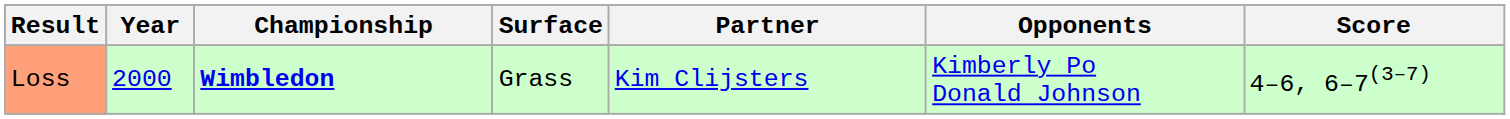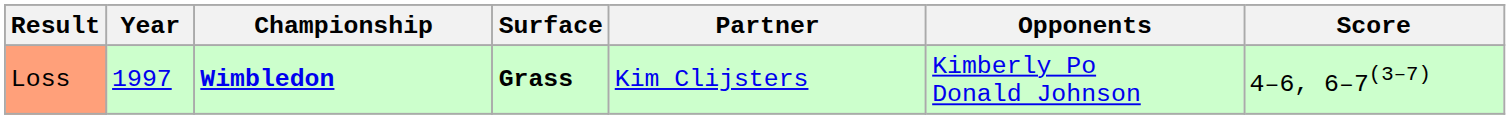(142, 80) 2000 -> (142, 80) 1997
(536, 80) normal -> (536, 80) bold
